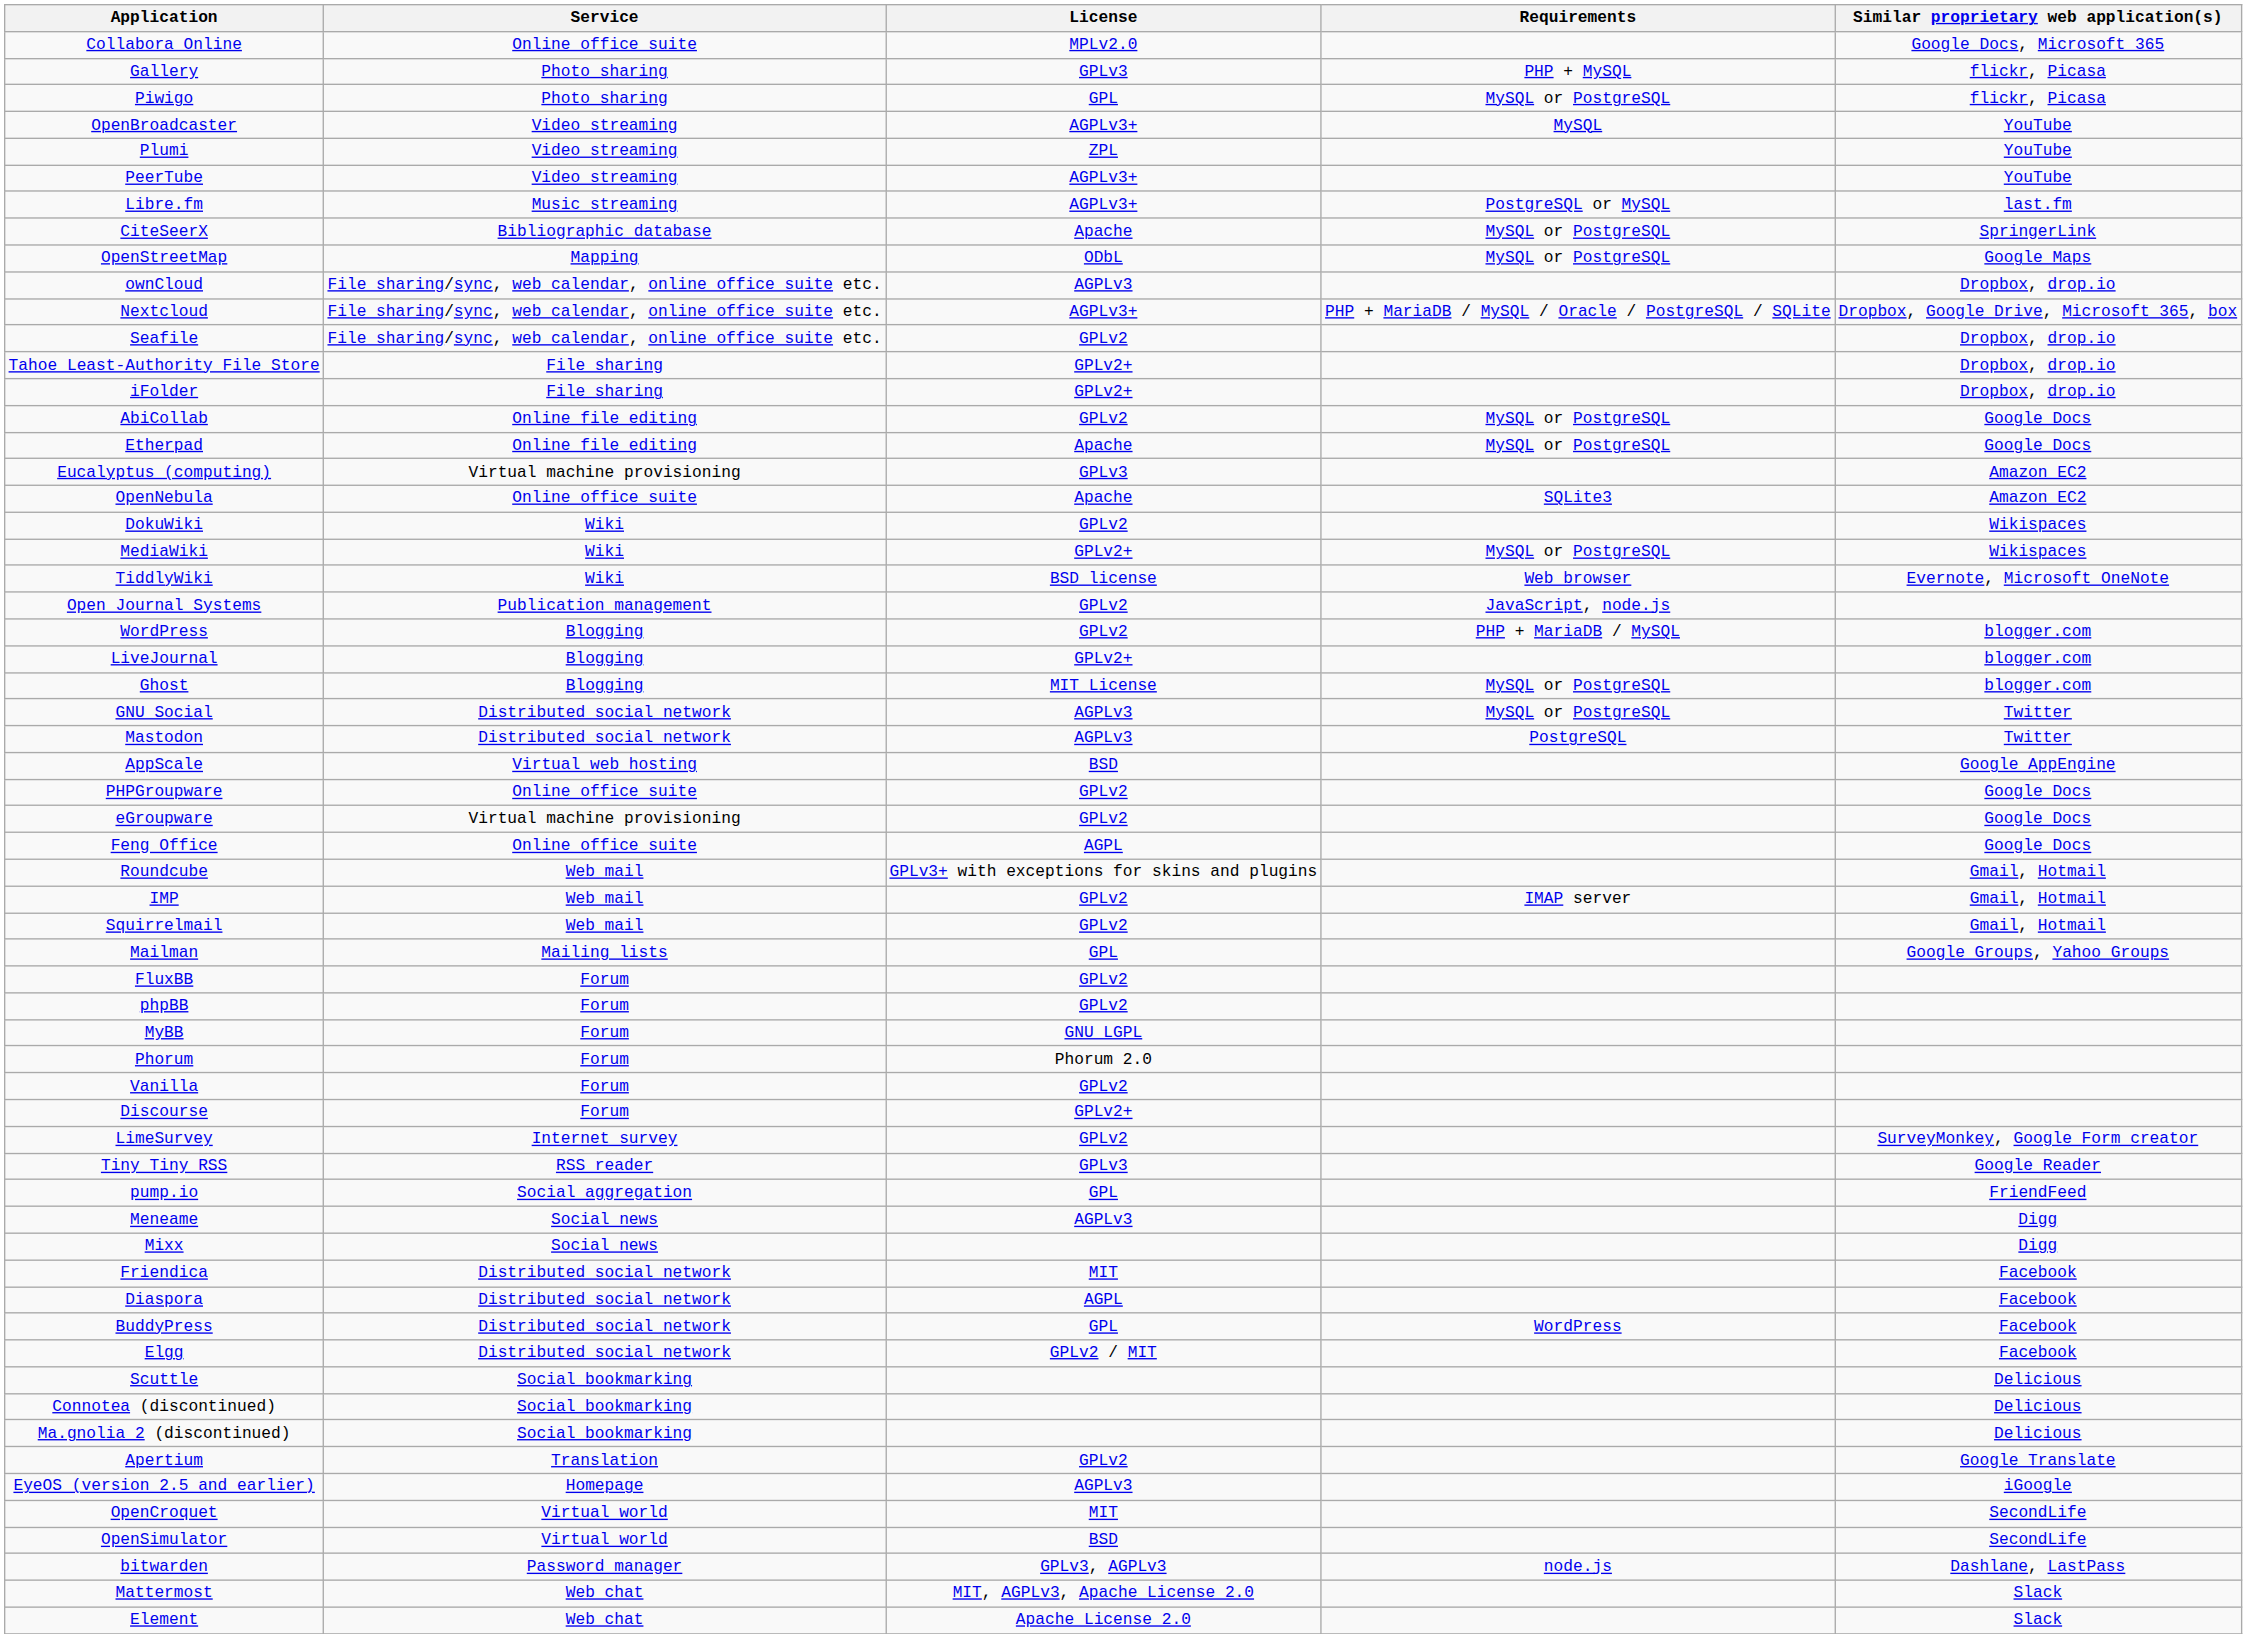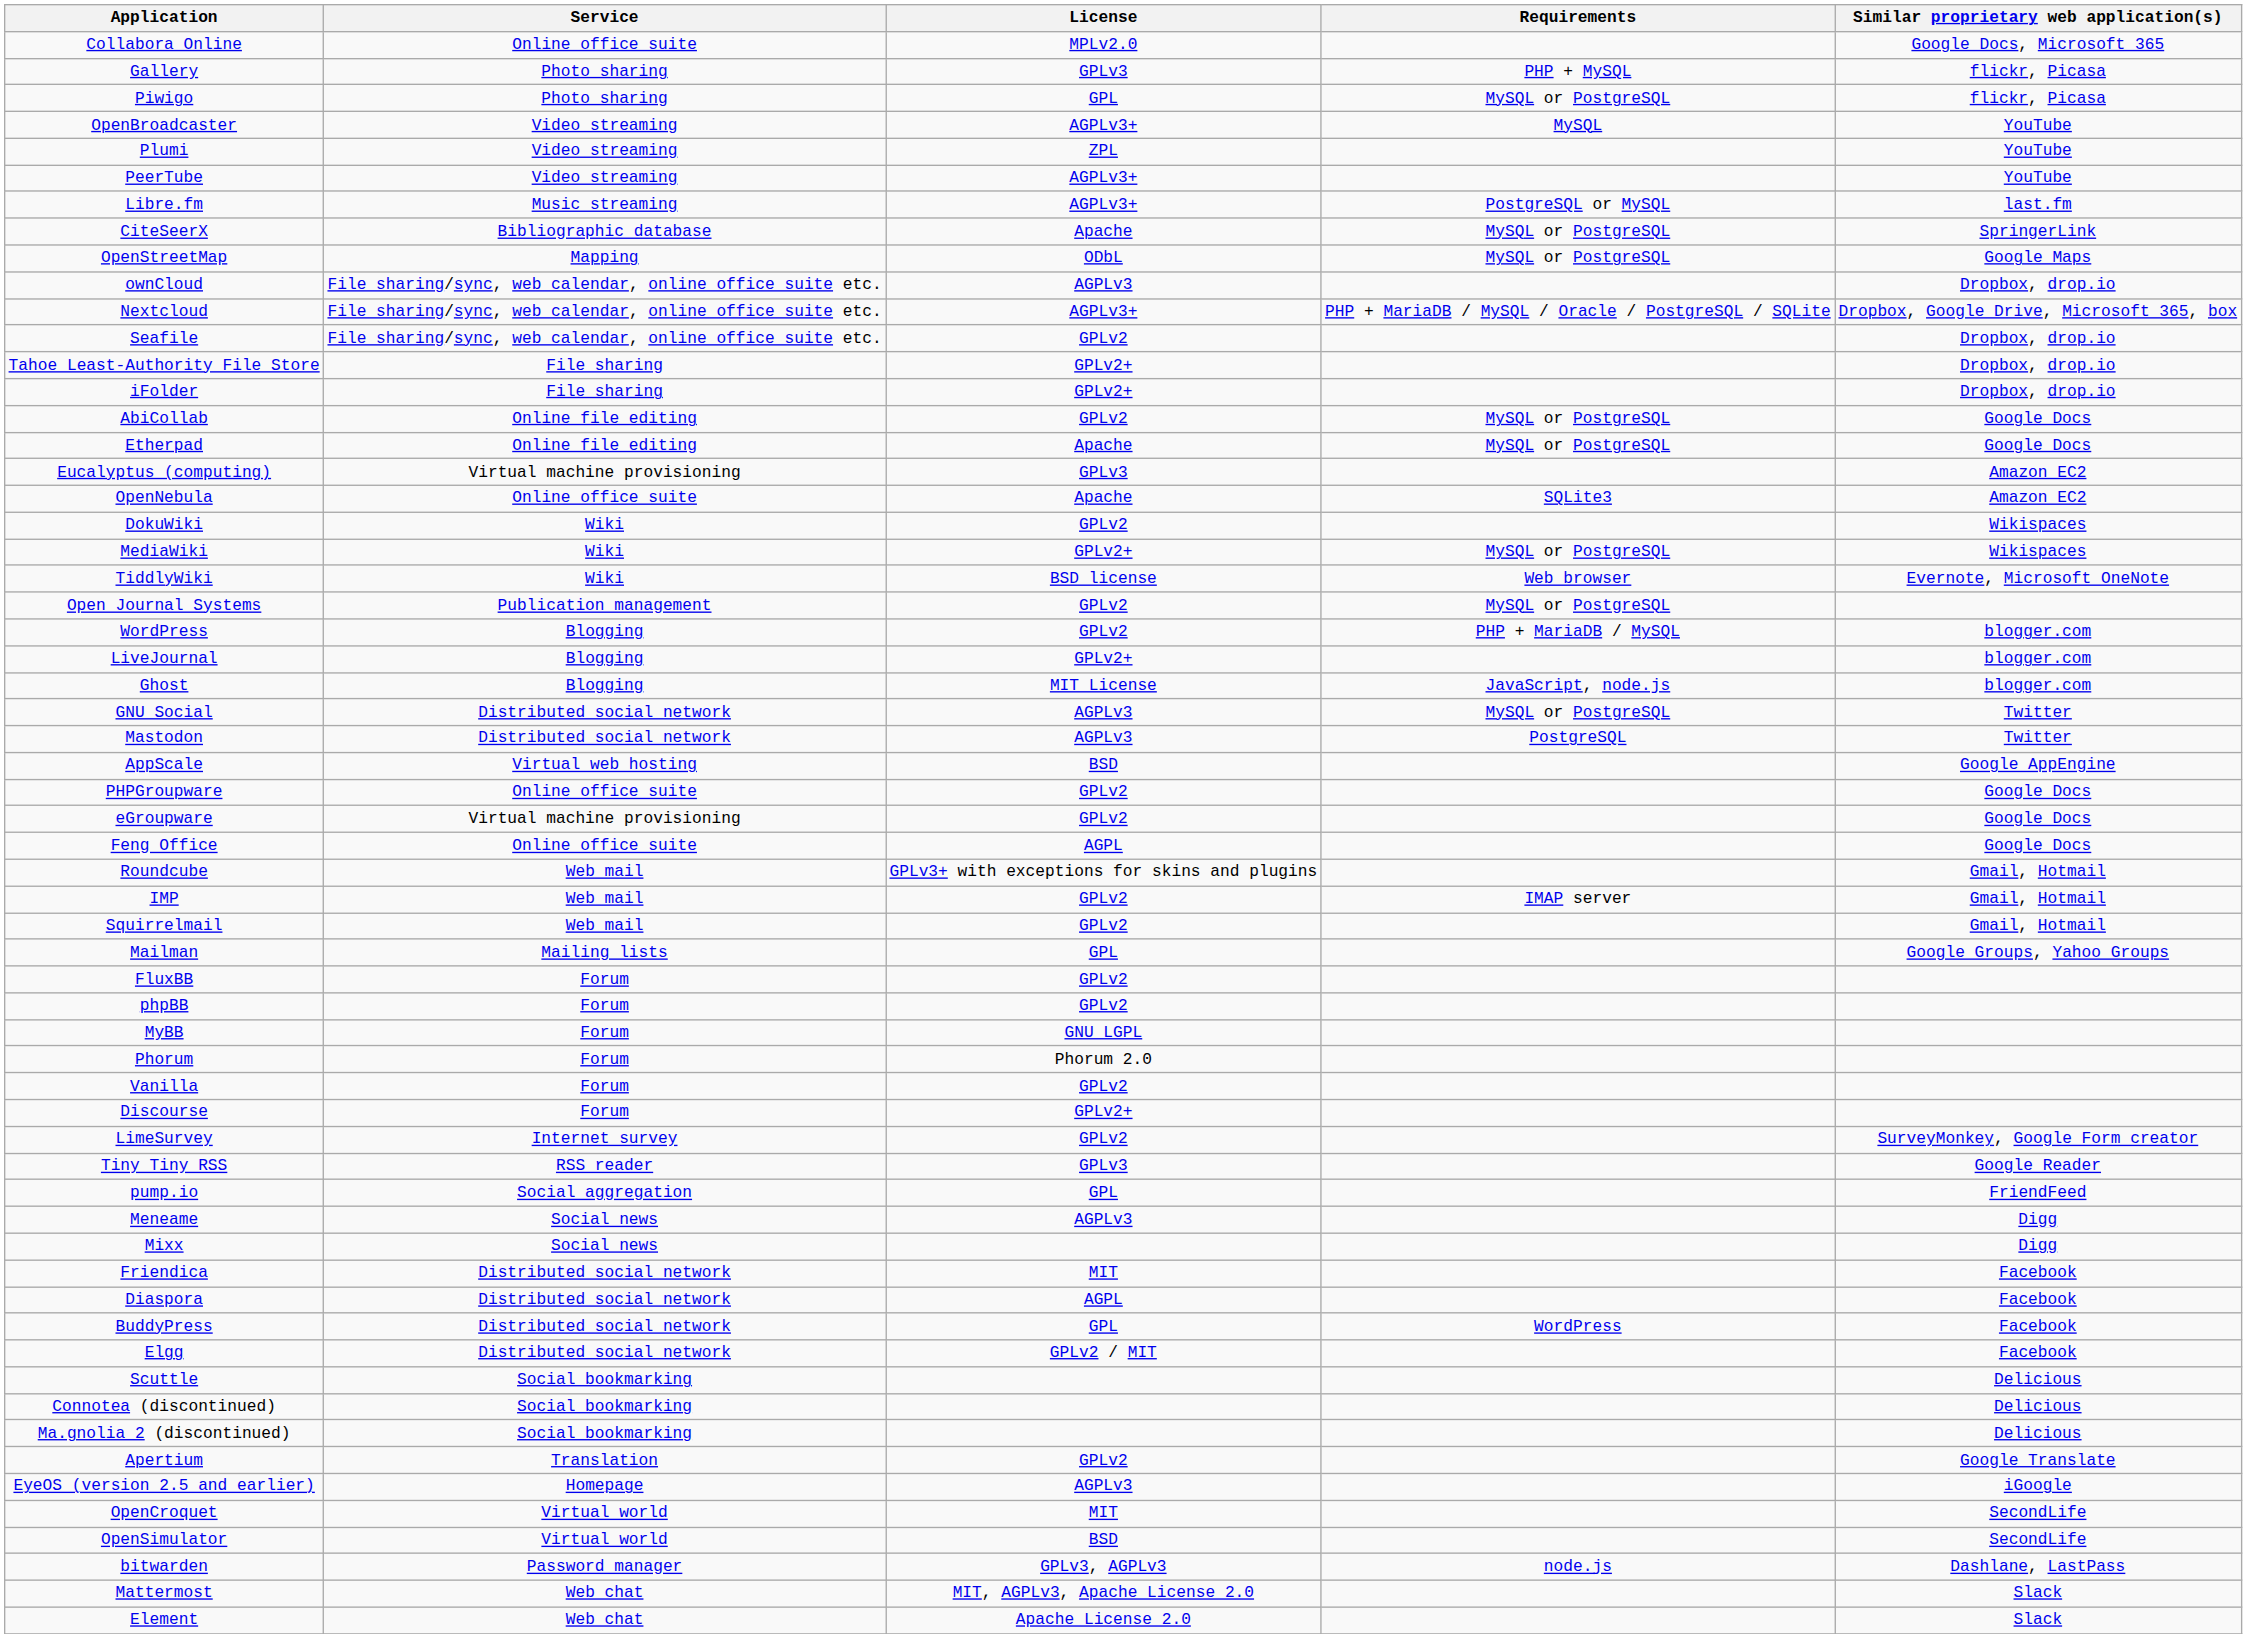(1578, 606) JavaScript, node.js -> (1578, 606) MySQL or PostgreSQL
(1578, 686) MySQL or PostgreSQL -> (1578, 686) JavaScript, node.js
